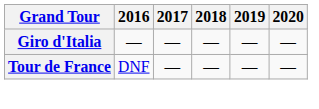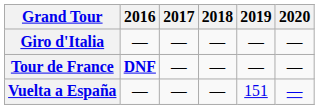(134, 66) normal -> (140, 66) bold
+ row: (62, 91)
